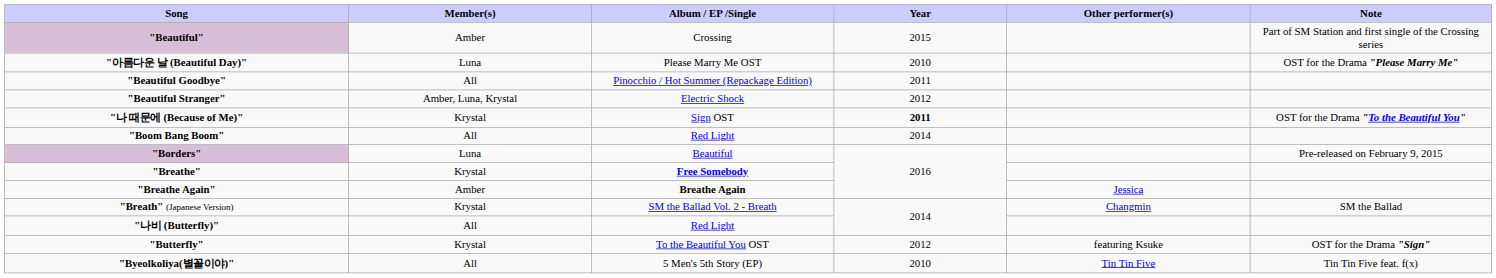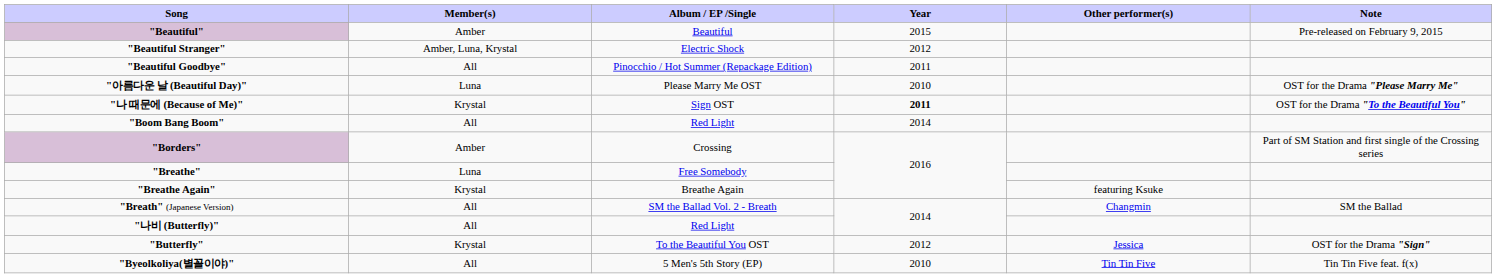(713, 37) Crossing -> (713, 31) Beautiful
(1371, 37) Part of SM Station and first single of the Crossing series -> (1371, 31) Pre-released on February 9, 2015
rows swapped: (177, 62) <-> (177, 98)
(470, 153) Luna -> (470, 147) Amber
(713, 153) Beautiful -> (713, 147) Crossing
(1371, 153) Pre-released on February 9, 2015 -> (1371, 147) Part of SM Station and first single of the Crossing series
(470, 171) Krystal -> (470, 171) Luna
(713, 171) bold -> (713, 171) normal
(470, 189) Amber -> (470, 189) Krystal
(713, 189) bold -> (713, 189) normal
(1128, 189) Jessica -> (1128, 189) featuring Ksuke
(470, 207) Krystal -> (470, 207) All
(1128, 244) featuring Ksuke -> (1128, 244) Jessica
